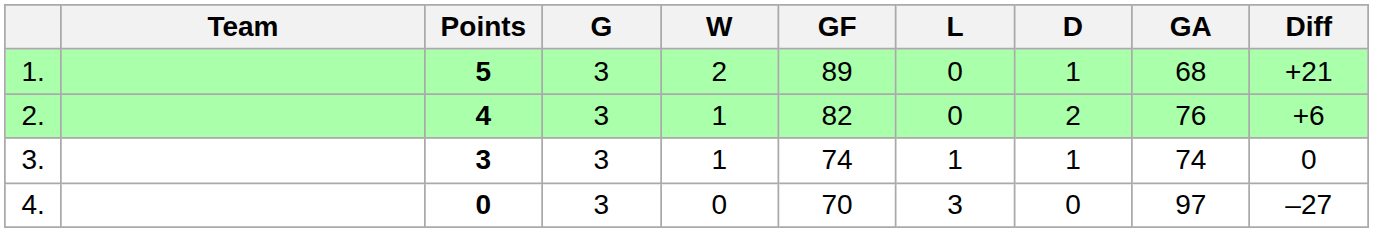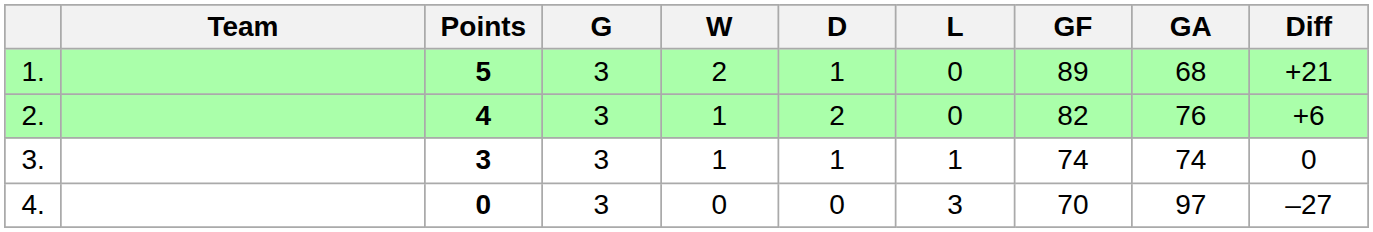columns swapped: (1073, 26) <-> (837, 26)
